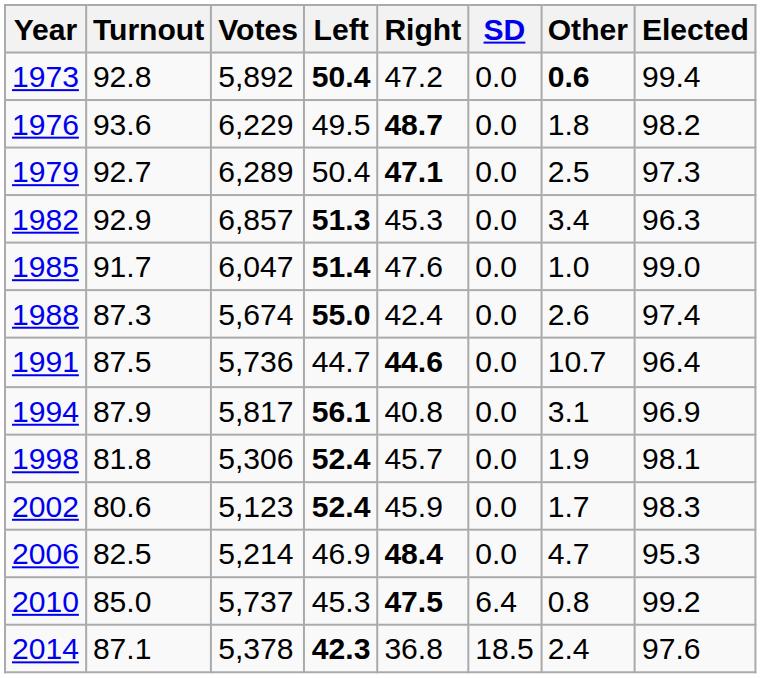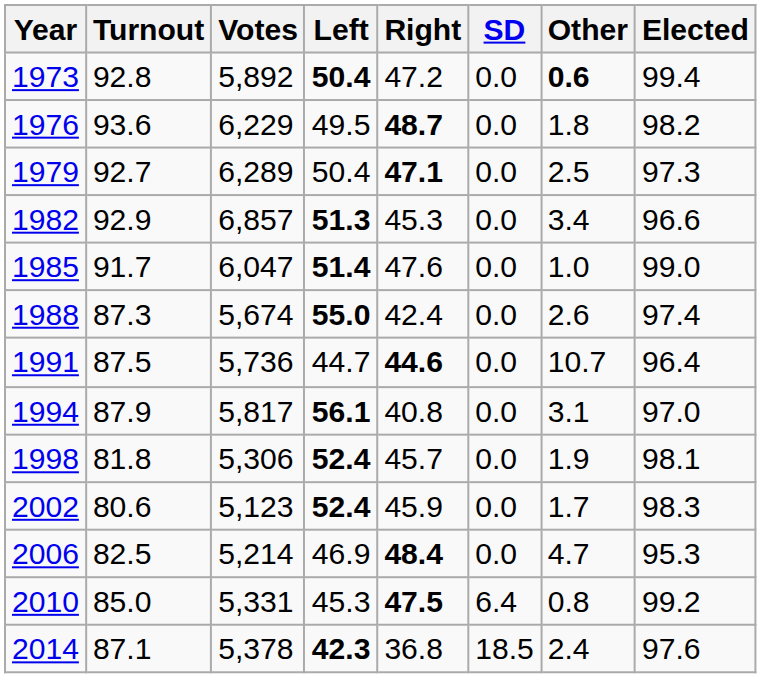(671, 220) 96.3 -> (671, 220) 96.6
(671, 410) 96.9 -> (671, 410) 97.0
(256, 601) 5,737 -> (256, 601) 5,331
